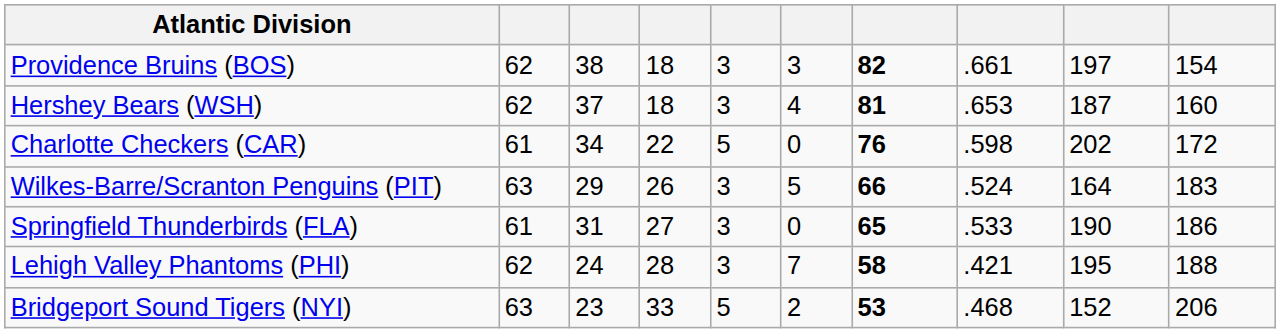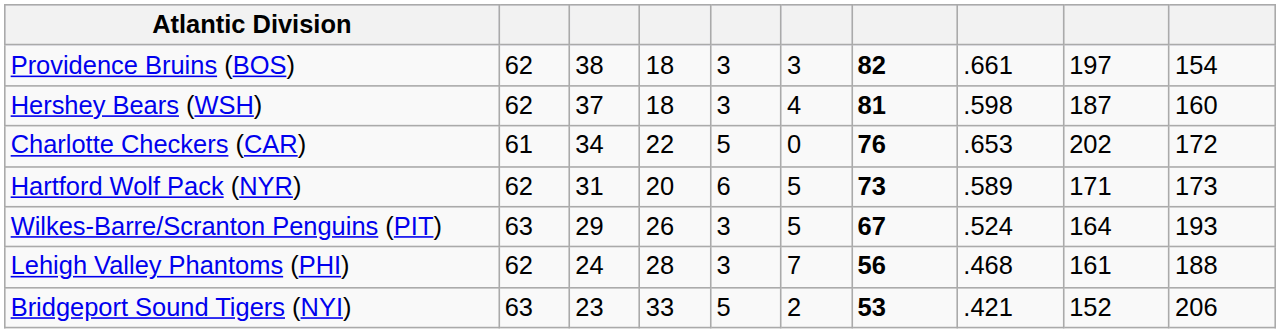(988, 105) .653 -> (988, 105) .598
(988, 145) .598 -> (988, 145) .653
+ row: (156, 186)
(872, 186) 66 -> (872, 226) 67
(1196, 186) 183 -> (1196, 226) 193
- row: (184, 226)
(872, 266) 58 -> (872, 266) 56
(988, 266) .421 -> (988, 266) .468
(1090, 266) 195 -> (1090, 266) 161
(988, 307) .468 -> (988, 307) .421
